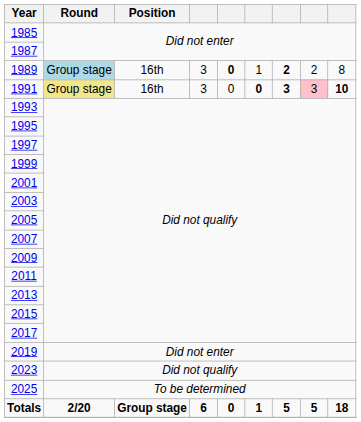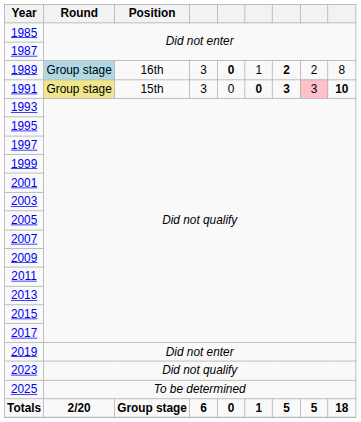(152, 88) 16th -> (152, 88) 15th
